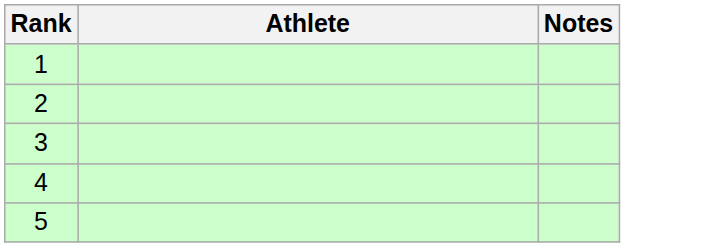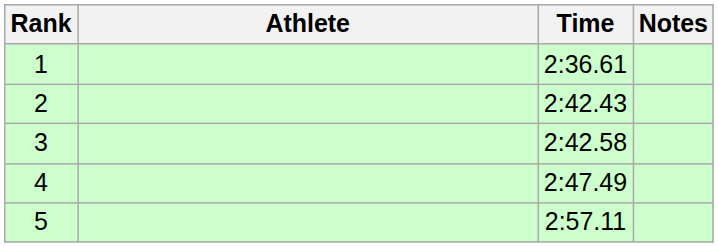+ column: (585, 24)
